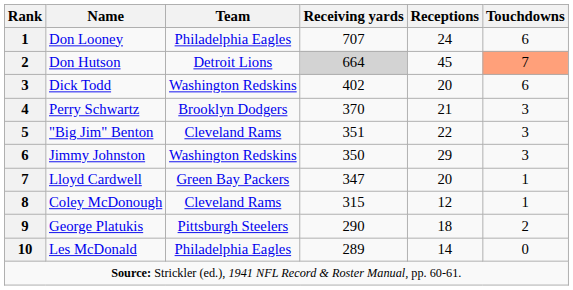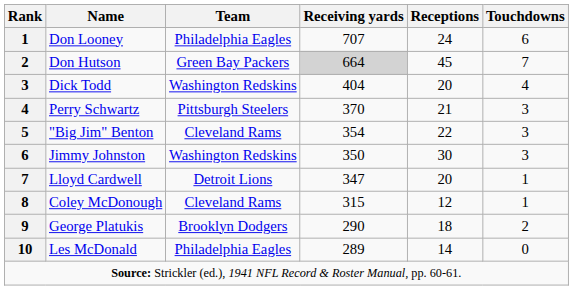(233, 62) Detroit Lions -> (233, 62) Green Bay Packers
(525, 62) lightsalmon background -> (525, 62) no background
(354, 86) 402 -> (354, 86) 404
(525, 86) 6 -> (525, 86) 4
(233, 109) Brooklyn Dodgers -> (233, 109) Pittsburgh Steelers
(354, 132) 351 -> (354, 132) 354
(445, 156) 29 -> (445, 156) 30
(233, 179) Green Bay Packers -> (233, 179) Detroit Lions
(233, 226) Pittsburgh Steelers -> (233, 226) Brooklyn Dodgers
